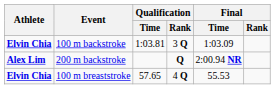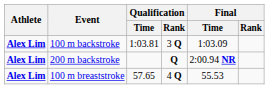(29, 44) Elvin Chia -> (26, 44) Alex Lim
(29, 76) Elvin Chia -> (26, 76) Alex Lim
